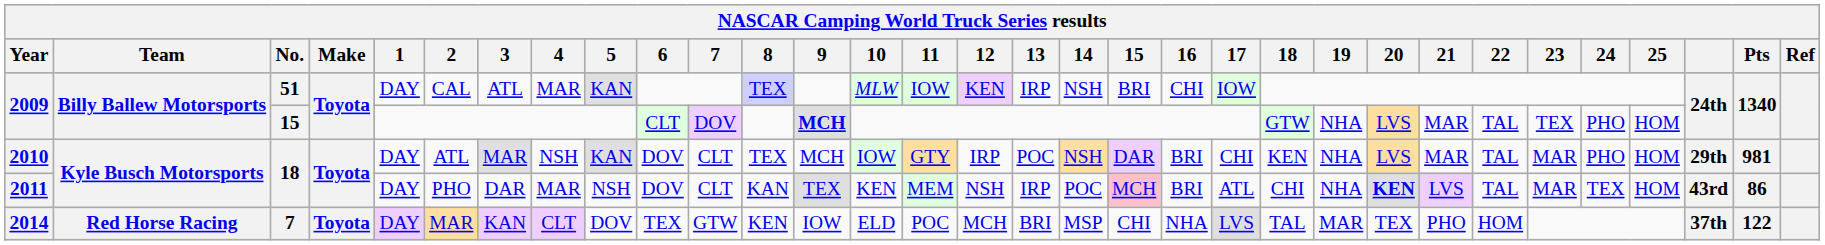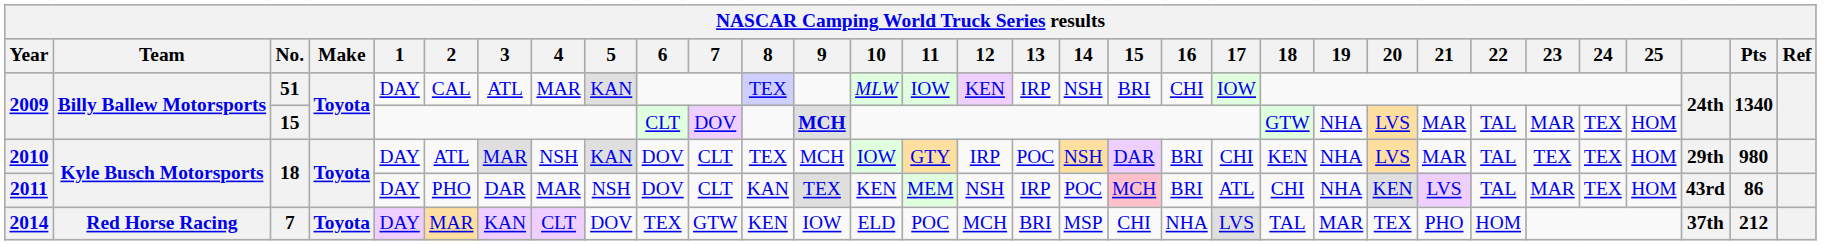(1555, 122) TEX -> (1553, 122) MAR
(1606, 122) PHO -> (1603, 122) TEX
(1555, 155) MAR -> (1553, 155) TEX
(1606, 155) PHO -> (1603, 155) TEX
(1757, 155) 981 -> (1754, 155) 980
(1394, 189) bold -> (1393, 189) normal
(1757, 223) 122 -> (1754, 223) 212
